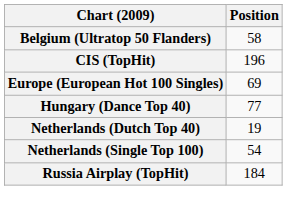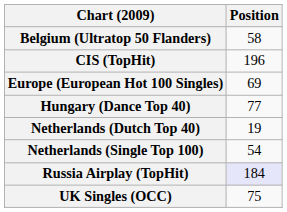(254, 173) no background -> (254, 173) lavender background
+ row: (115, 196)
